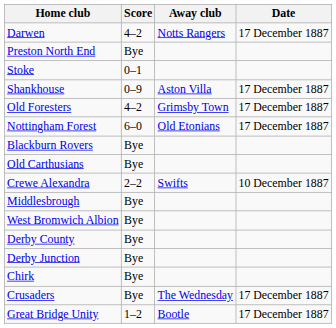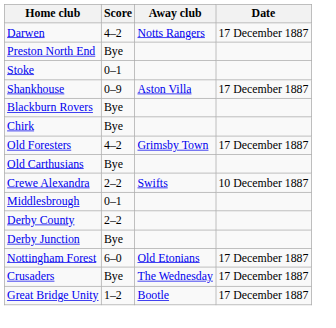rows swapped: (39, 107) <-> (50, 145)
rows swapped: (52, 126) <-> (21, 276)
(134, 201) Bye -> (113, 201) 0–1
- row: (63, 220)
(134, 239) Bye -> (113, 220) 2–2
